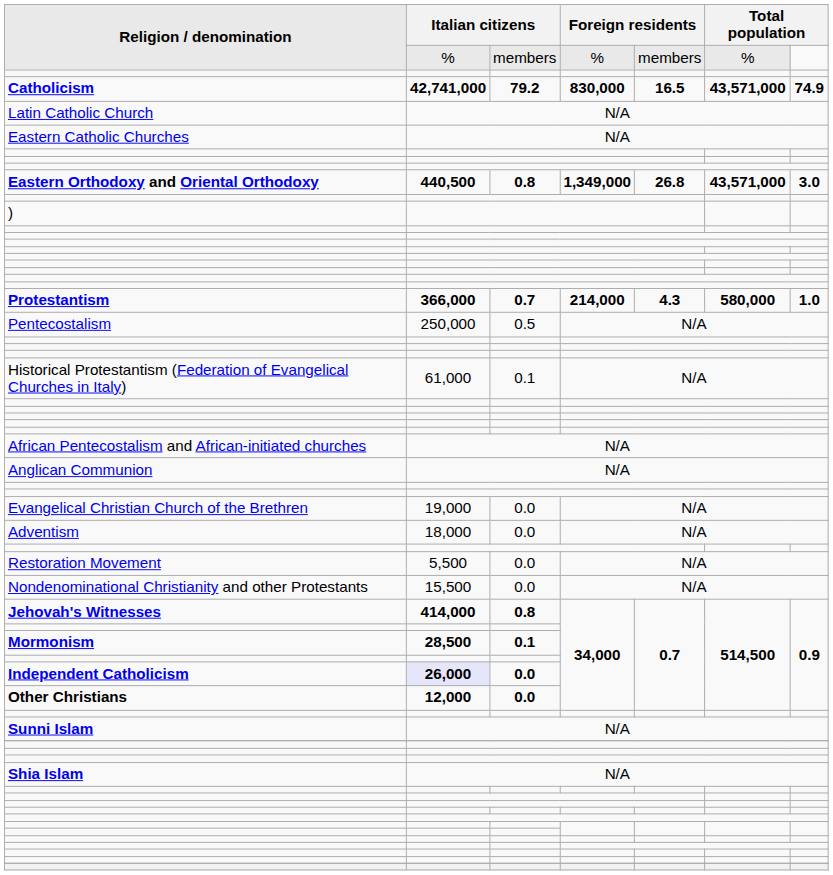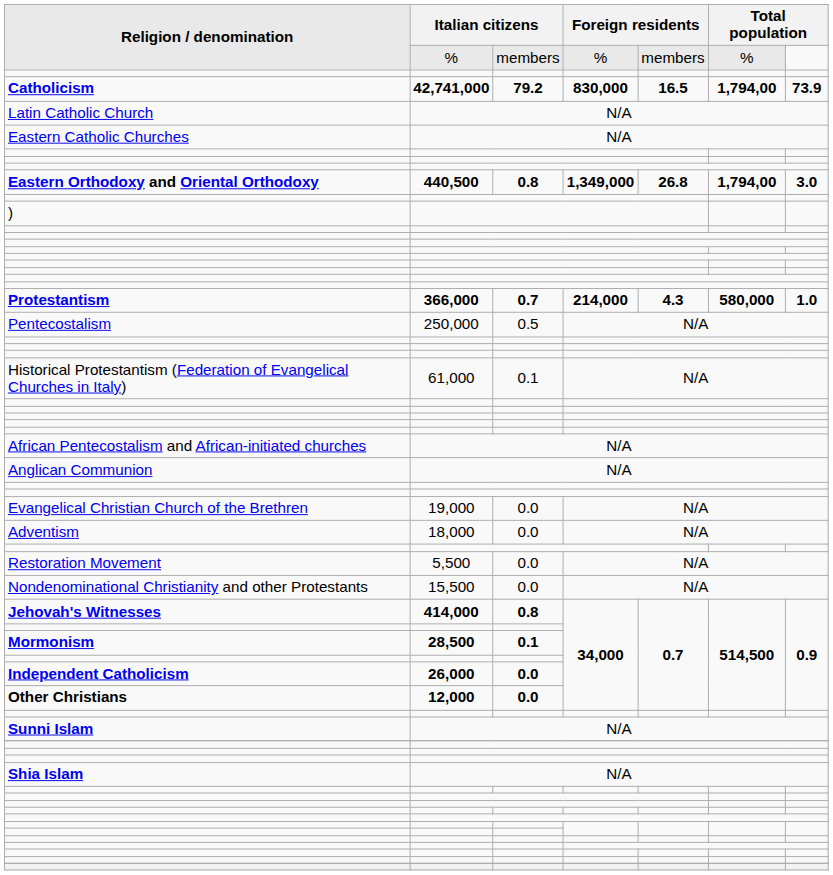(748, 88) 43,571,000 -> (747, 88) 1,794,00
(809, 88) 74.9 -> (807, 88) 73.9
(748, 182) 43,571,000 -> (747, 182) 1,794,00
(448, 673) lavender background -> (451, 673) no background
